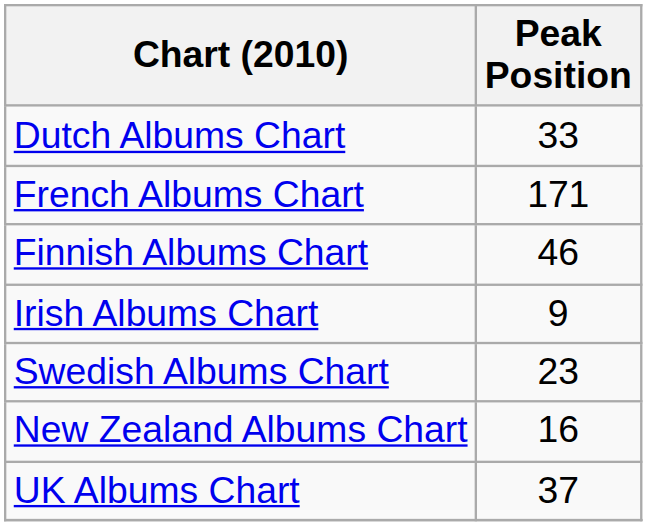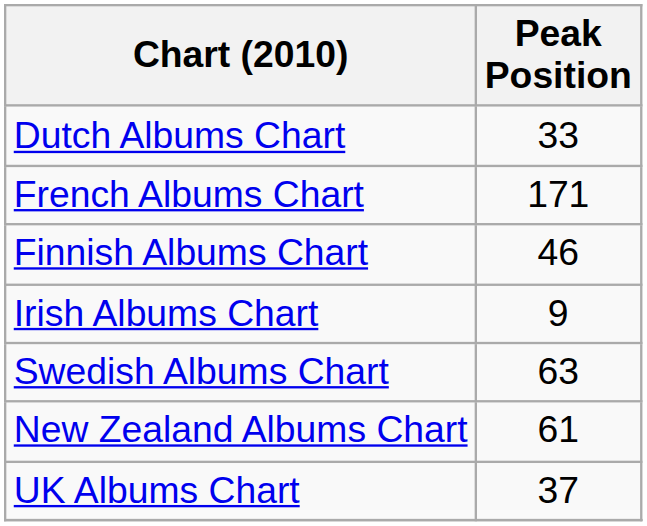(558, 371) 23 -> (558, 371) 63
(558, 430) 16 -> (558, 430) 61
